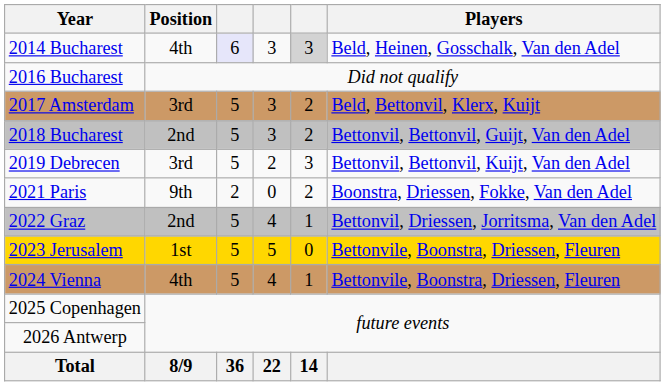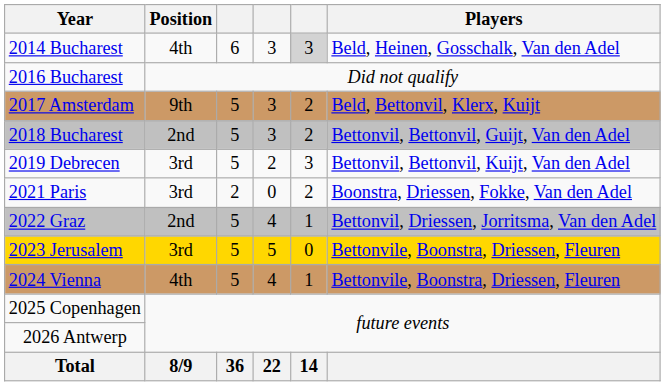(235, 47) lavender background -> (235, 47) no background
(181, 105) 3rd -> (181, 105) 9th
(181, 192) 9th -> (181, 192) 3rd
(181, 250) 1st -> (181, 250) 3rd
